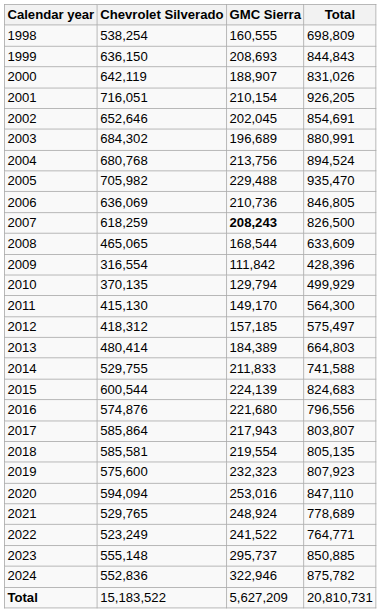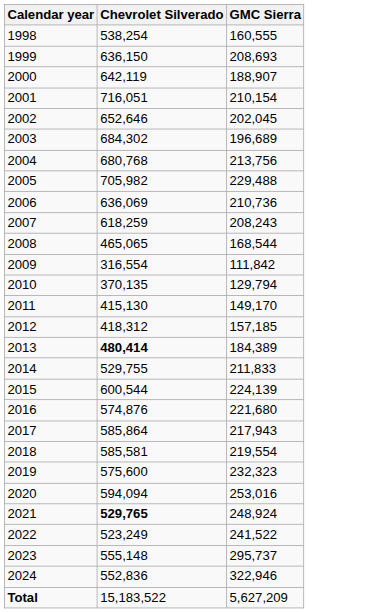- column: (340, 14)
(253, 222) bold -> (253, 222) normal
(124, 347) normal -> (124, 347) bold
(124, 514) normal -> (124, 514) bold
